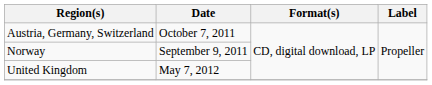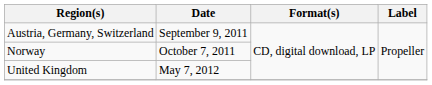(197, 32) October 7, 2011 -> (203, 32) September 9, 2011
(203, 51) September 9, 2011 -> (197, 51) October 7, 2011
